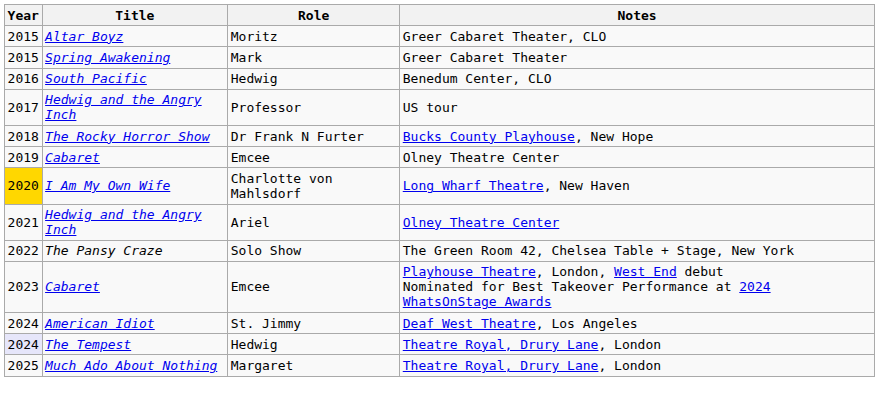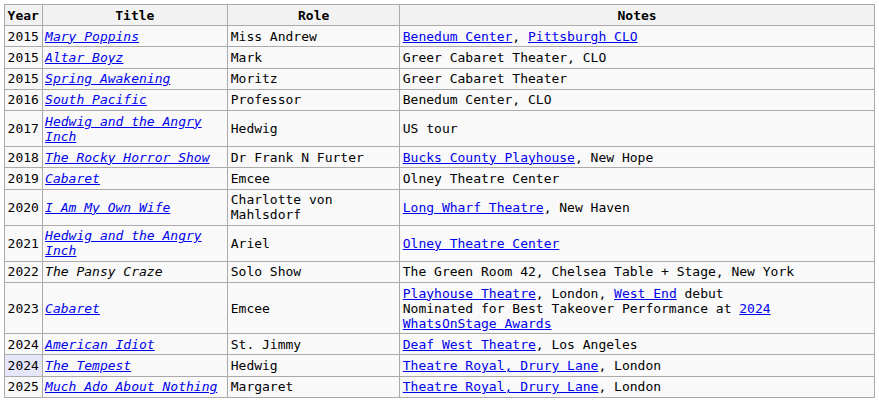+ row: (92, 36)
(254, 36) Moritz -> (246, 57) Mark
(246, 57) Mark -> (254, 79) Moritz
(254, 79) Hedwig -> (266, 100) Professor
(266, 107) Professor -> (254, 129) Hedwig
(23, 186) gold background -> (23, 207) no background
